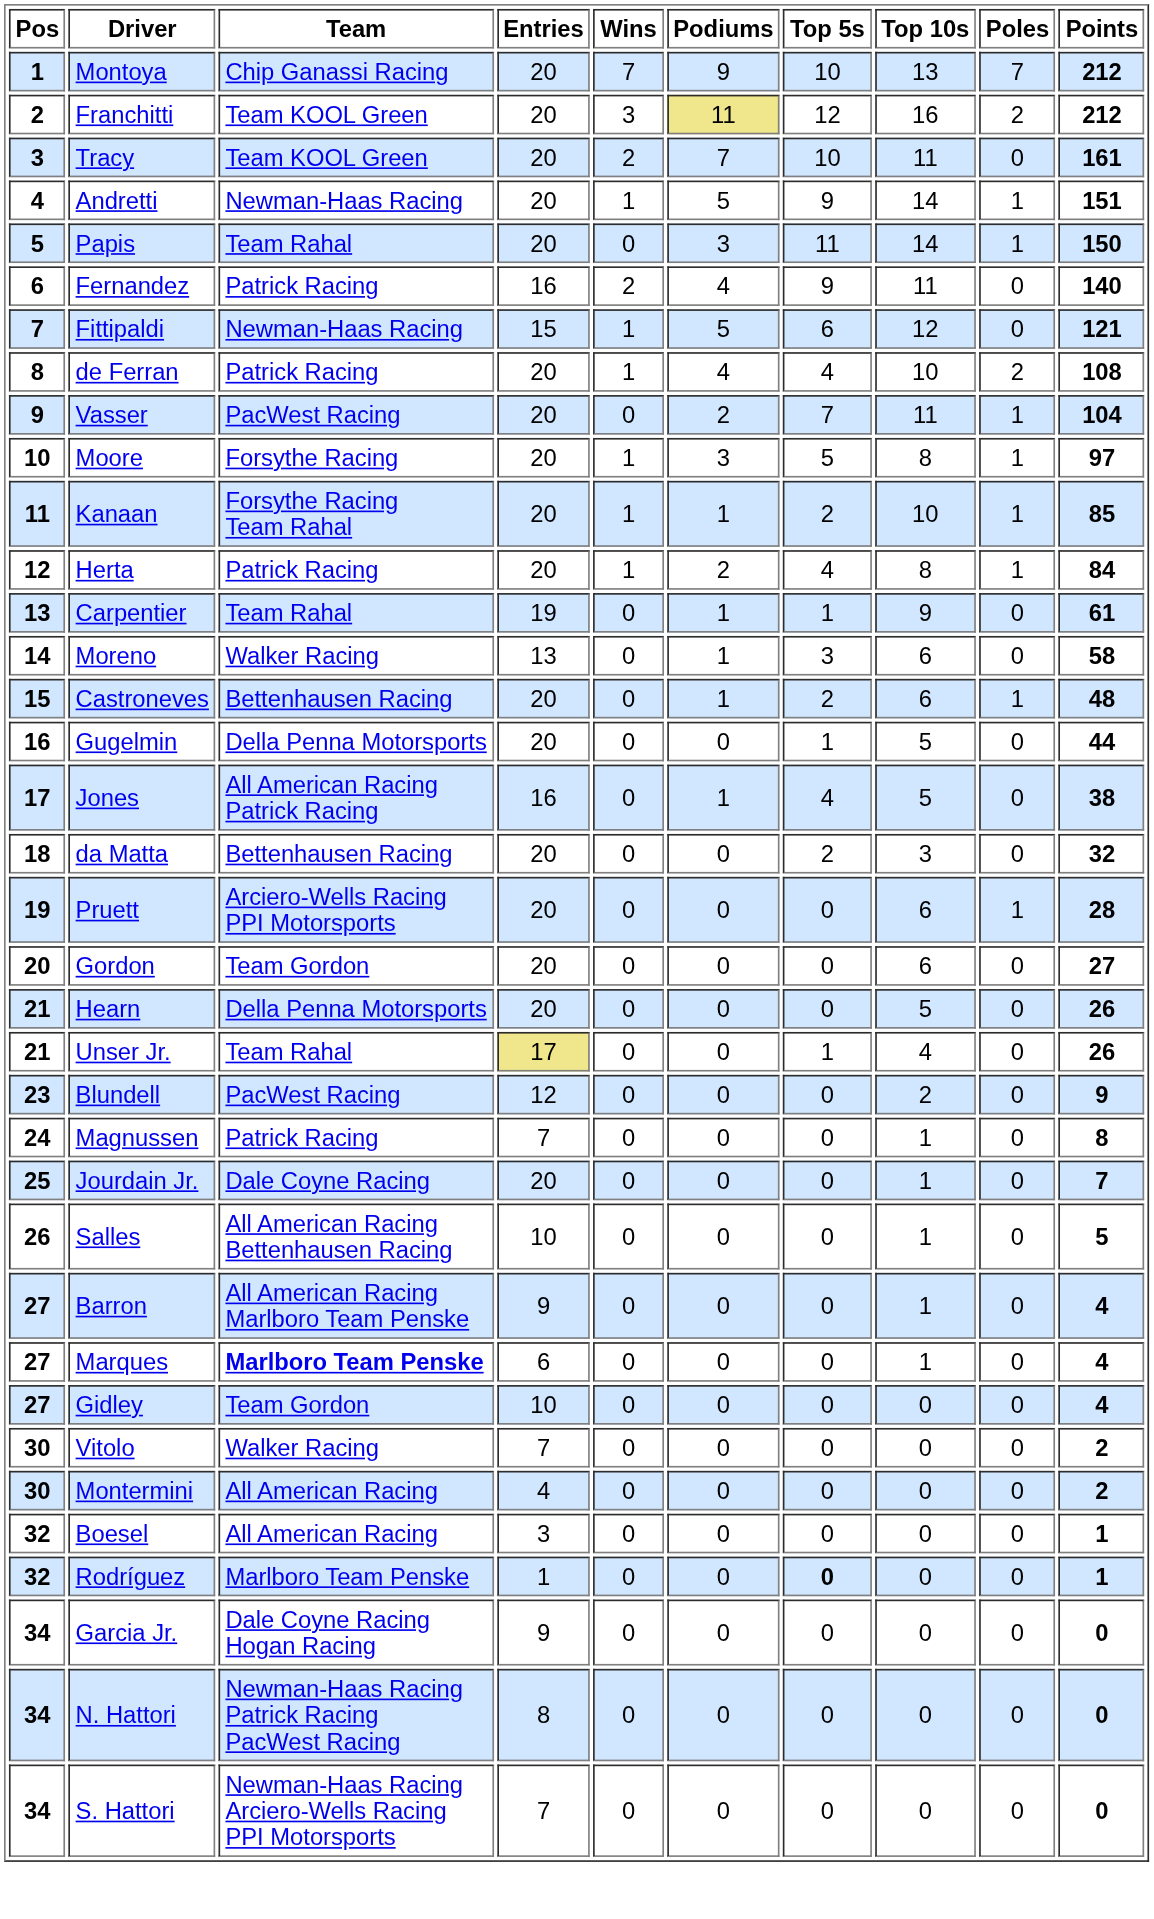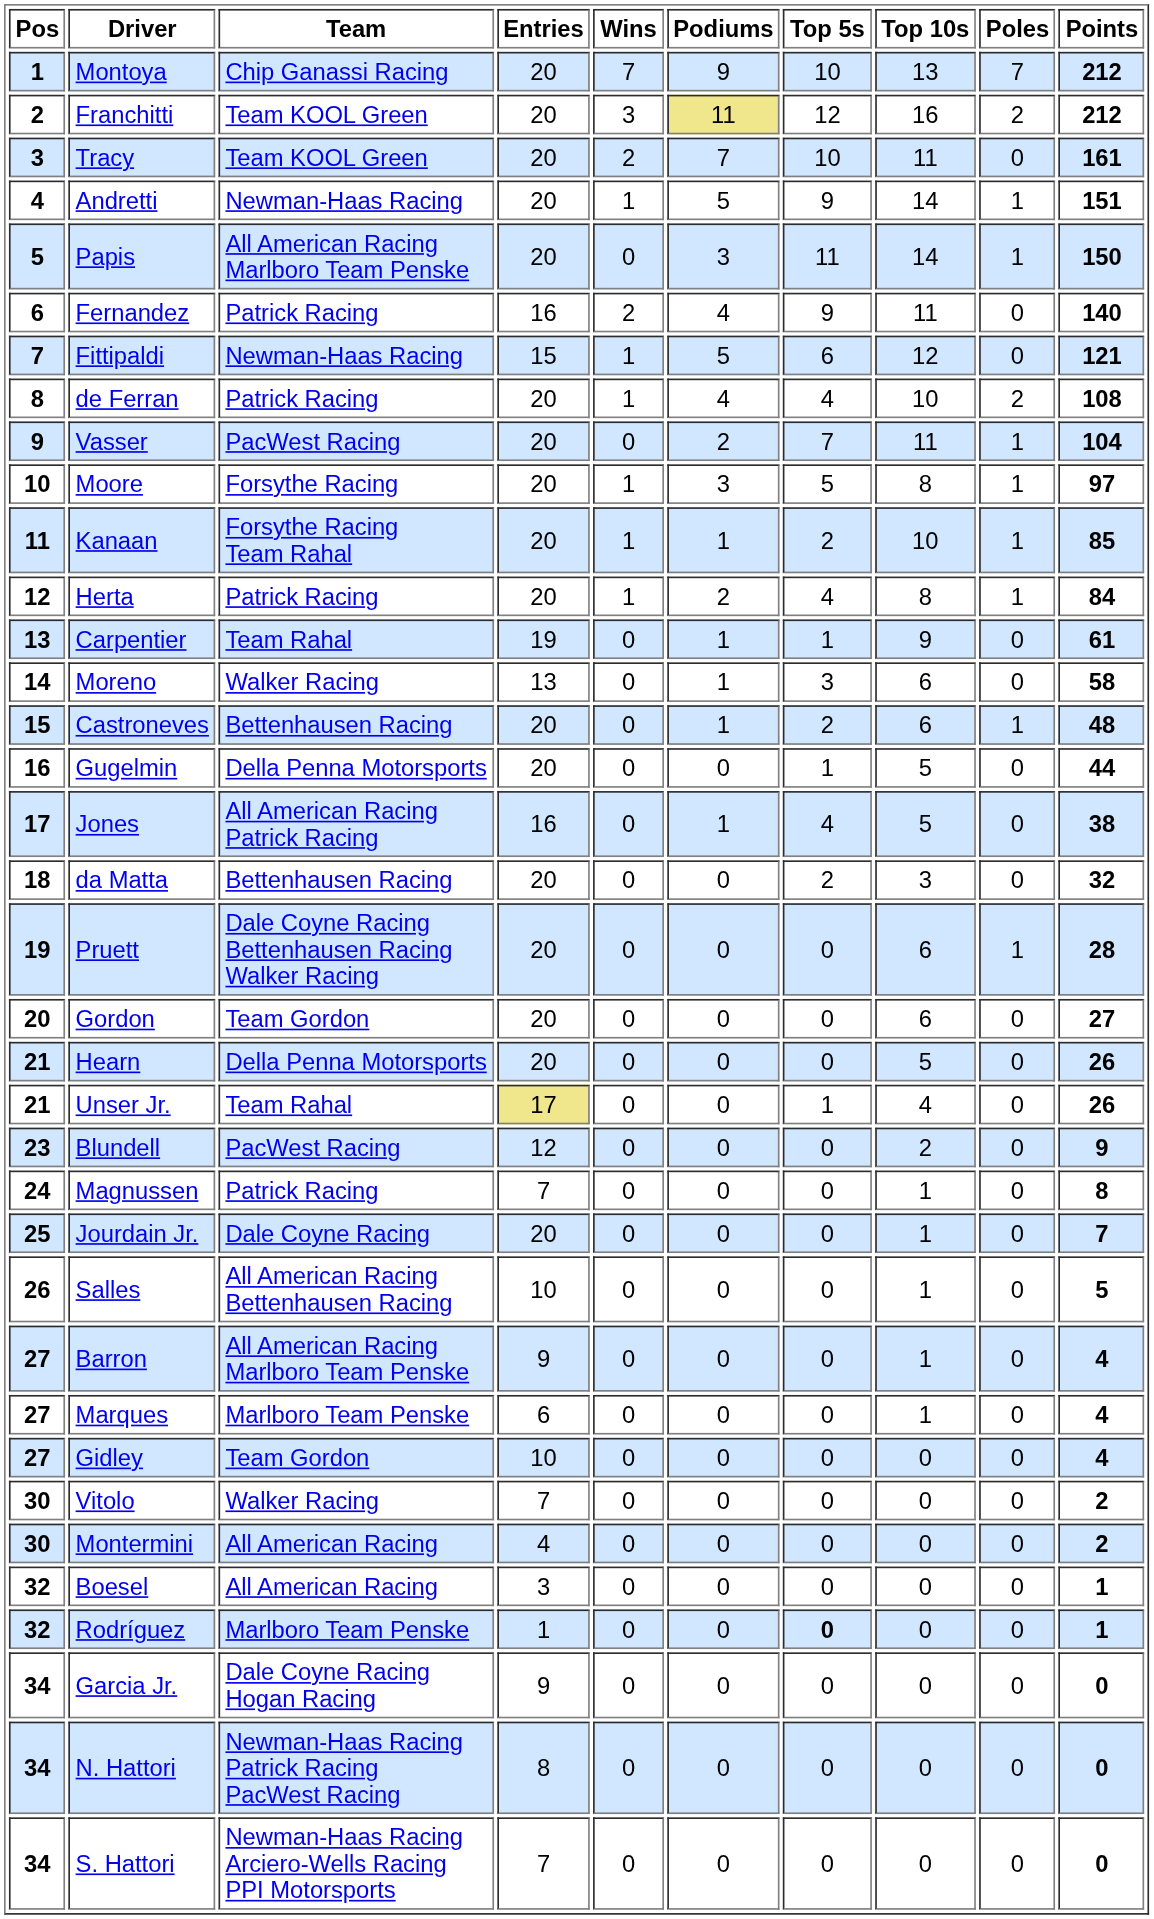(289, 243) Team Rahal -> (347, 256) All American Racing Marlboro Team Penske
(336, 910) Arciero-Wells Racing PPI Motorsports -> (339, 949) Dale Coyne Racing Bettenhausen Racing Walker Racing
(355, 1362) bold -> (347, 1415) normal
